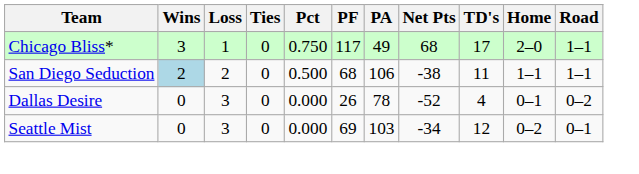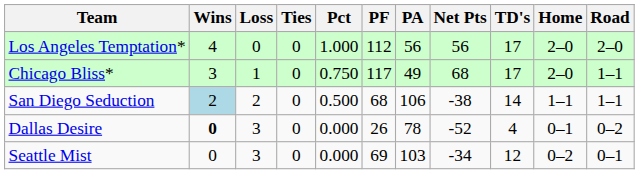+ row: (97, 45)
(481, 73) 11 -> (512, 100) 14
(181, 100) normal -> (213, 127) bold
